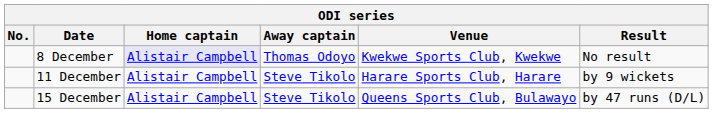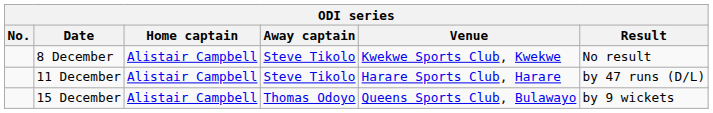(192, 56) lavender background -> (192, 56) no background
(310, 56) Thomas Odoyo -> (310, 56) Steve Tikolo
(628, 77) by 9 wickets -> (644, 77) by 47 runs (D/L)
(310, 98) Steve Tikolo -> (310, 98) Thomas Odoyo
(644, 98) by 47 runs (D/L) -> (628, 98) by 9 wickets
